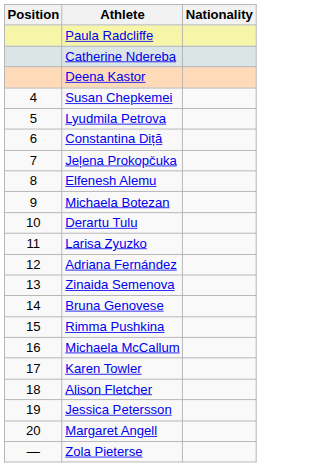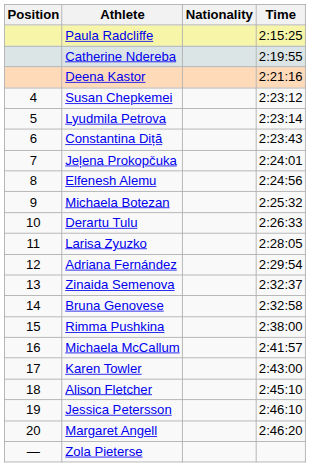+ column: (281, 14)
